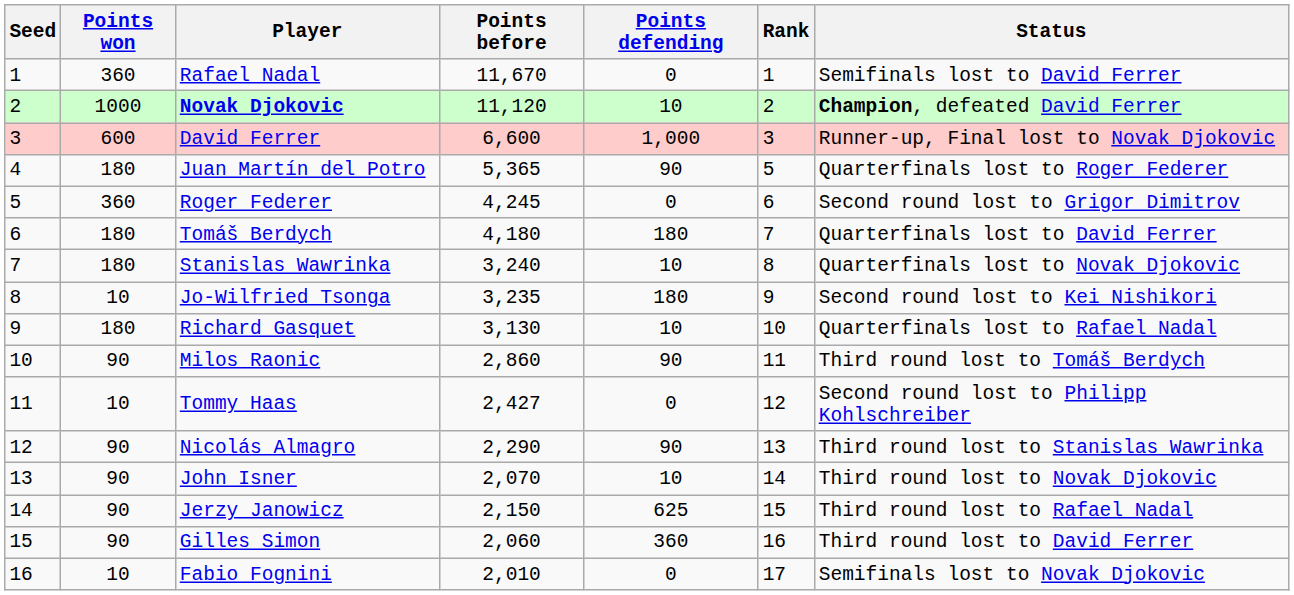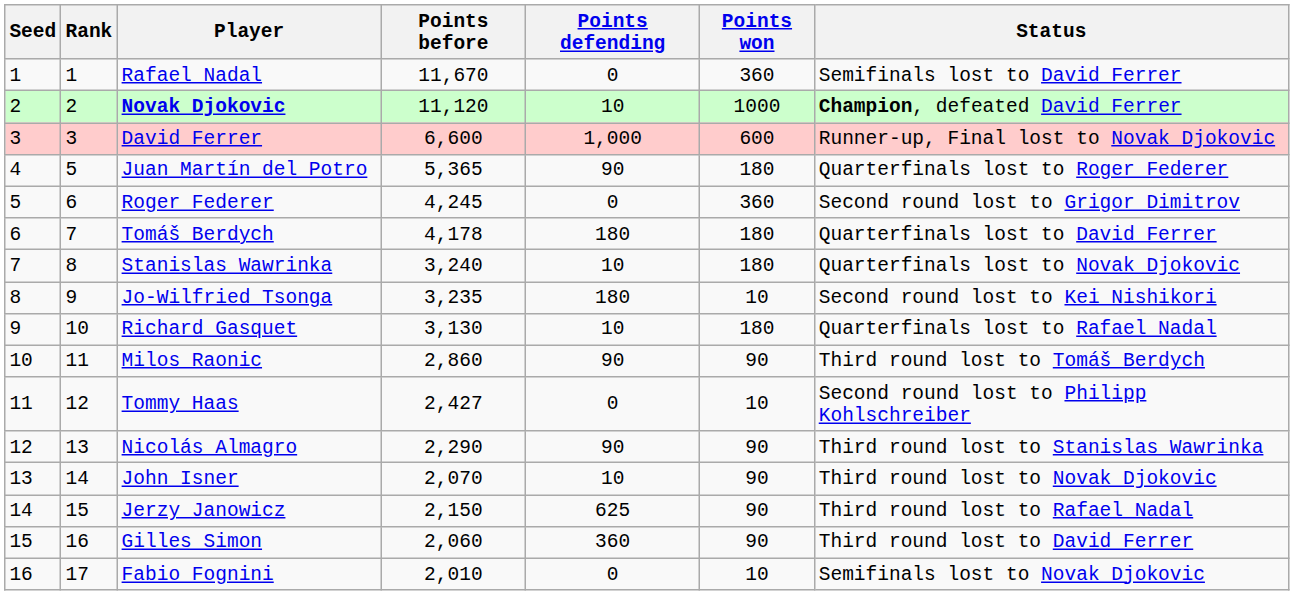columns swapped: (786, 32) <-> (118, 32)
(512, 234) 4,180 -> (453, 234) 4,178
